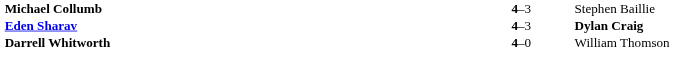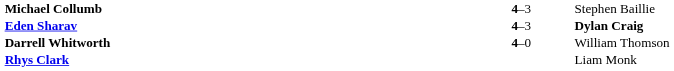+ row: (37, 60)
